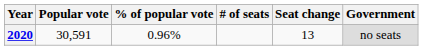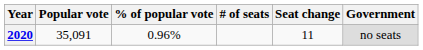(74, 34) 30,591 -> (74, 34) 35,091
(308, 34) 13 -> (308, 34) 11
